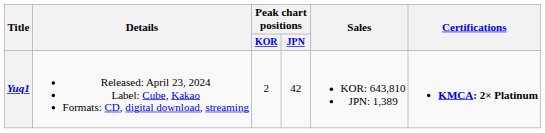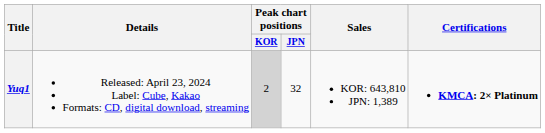(266, 89) no background -> (266, 89) lightgrey background
(296, 89) 42 -> (296, 89) 32
